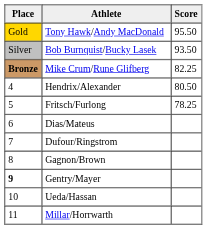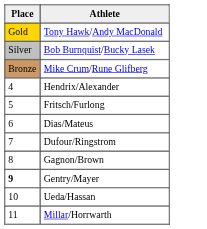- column: (186, 13)
(23, 68) bold -> (22, 68) normal
